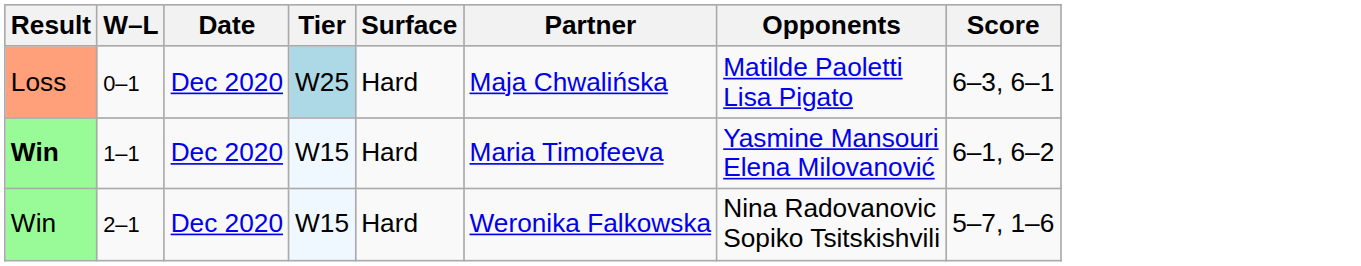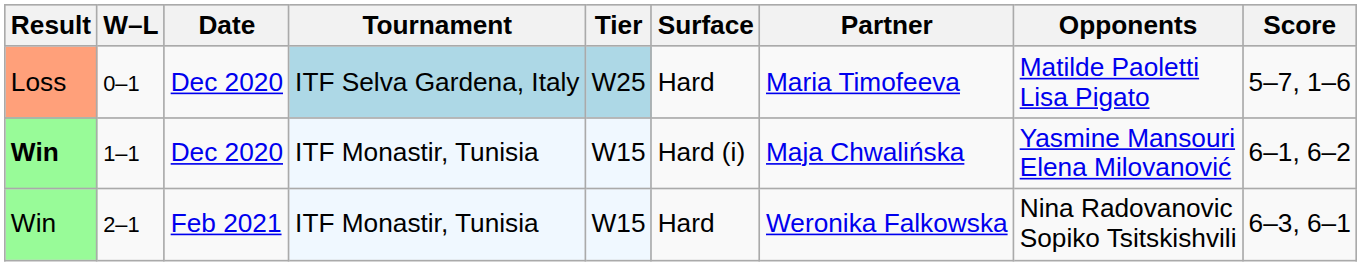+ column: (437, 25)
(569, 81) Maja Chwalińska -> (863, 81) Maria Timofeeva
(1003, 81) 6–3, 6–1 -> (1300, 81) 5–7, 1–6
(390, 152) Hard -> (701, 152) Hard (i)
(567, 152) Maria Timofeeva -> (865, 152) Maja Chwalińska
(227, 223) Dec 2020 -> (226, 223) Feb 2021
(1003, 223) 5–7, 1–6 -> (1300, 223) 6–3, 6–1
